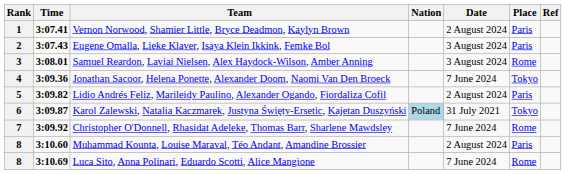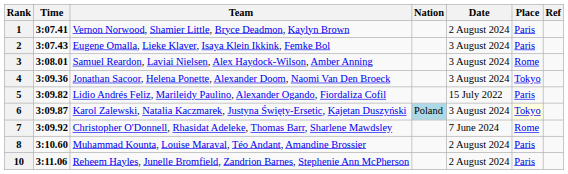(471, 78) 7 June 2024 -> (479, 78) 3 August 2024
(476, 95) 2 August 2024 -> (476, 95) 15 July 2022
(473, 111) 31 July 2021 -> (479, 111) 3 August 2024
(525, 111) no background -> (527, 111) lightyellow background
- row: (19, 161)
+ row: (19, 161)
